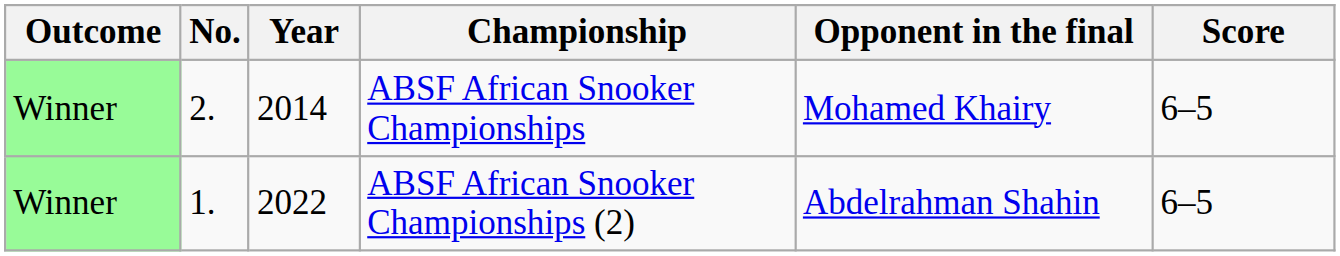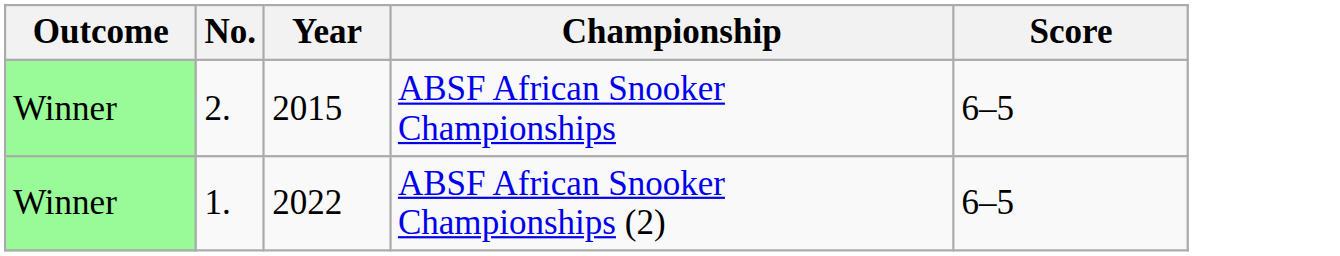- column: (974, 32)
(292, 107) 2014 -> (307, 107) 2015
